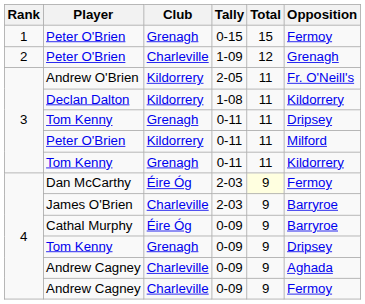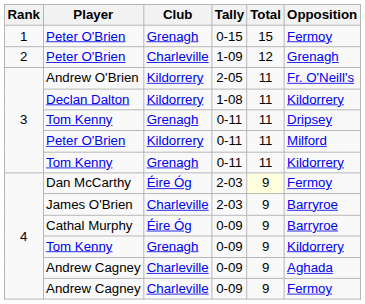(310, 246) Dripsey -> (315, 246) Kildorrery
